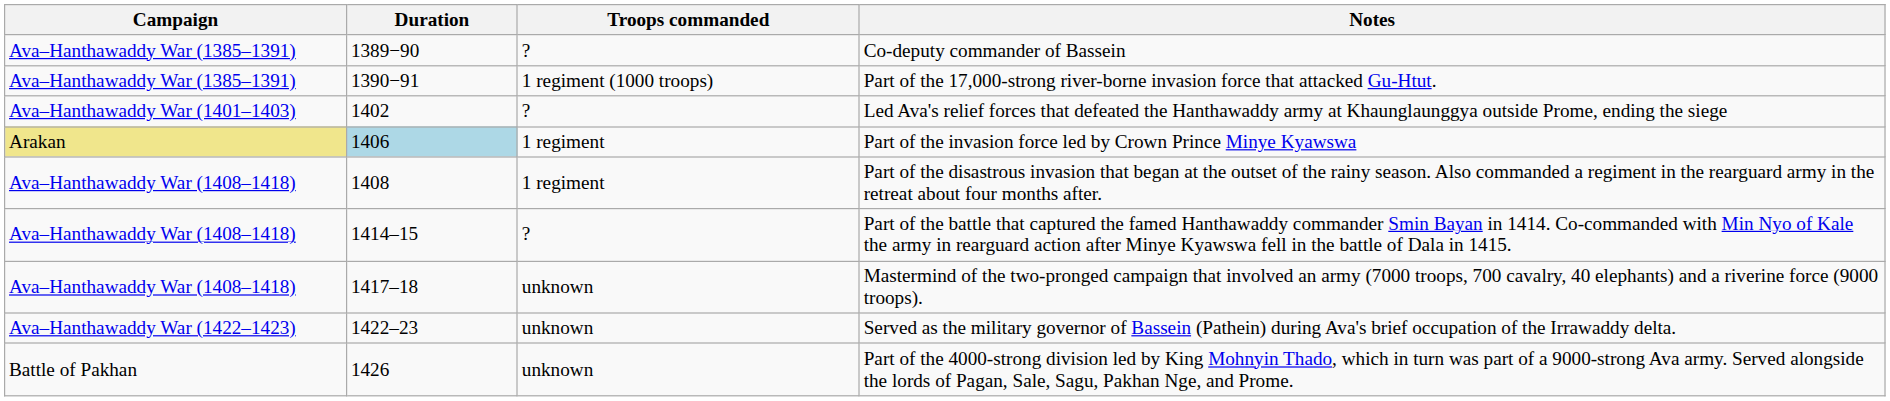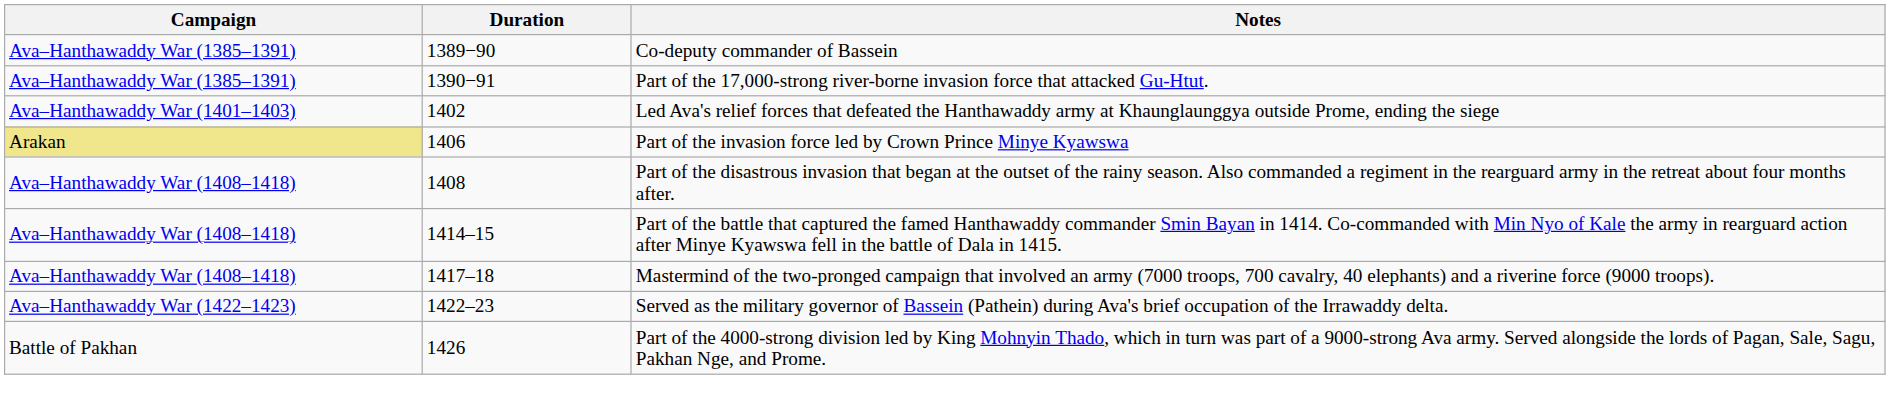- column: (688, 19)
(370, 141) lightblue background -> (446, 141) no background
